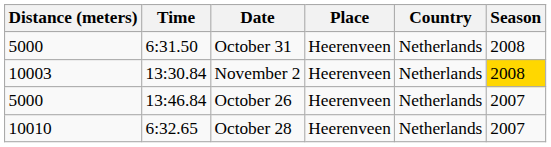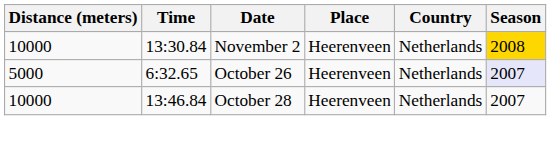- row: (253, 45)
(30, 73) 10003 -> (30, 45) 10000
(176, 100) 13:46.84 -> (172, 73) 6:32.65
(508, 100) no background -> (508, 73) lavender background
(30, 127) 10010 -> (30, 100) 10000
(172, 127) 6:32.65 -> (176, 100) 13:46.84
